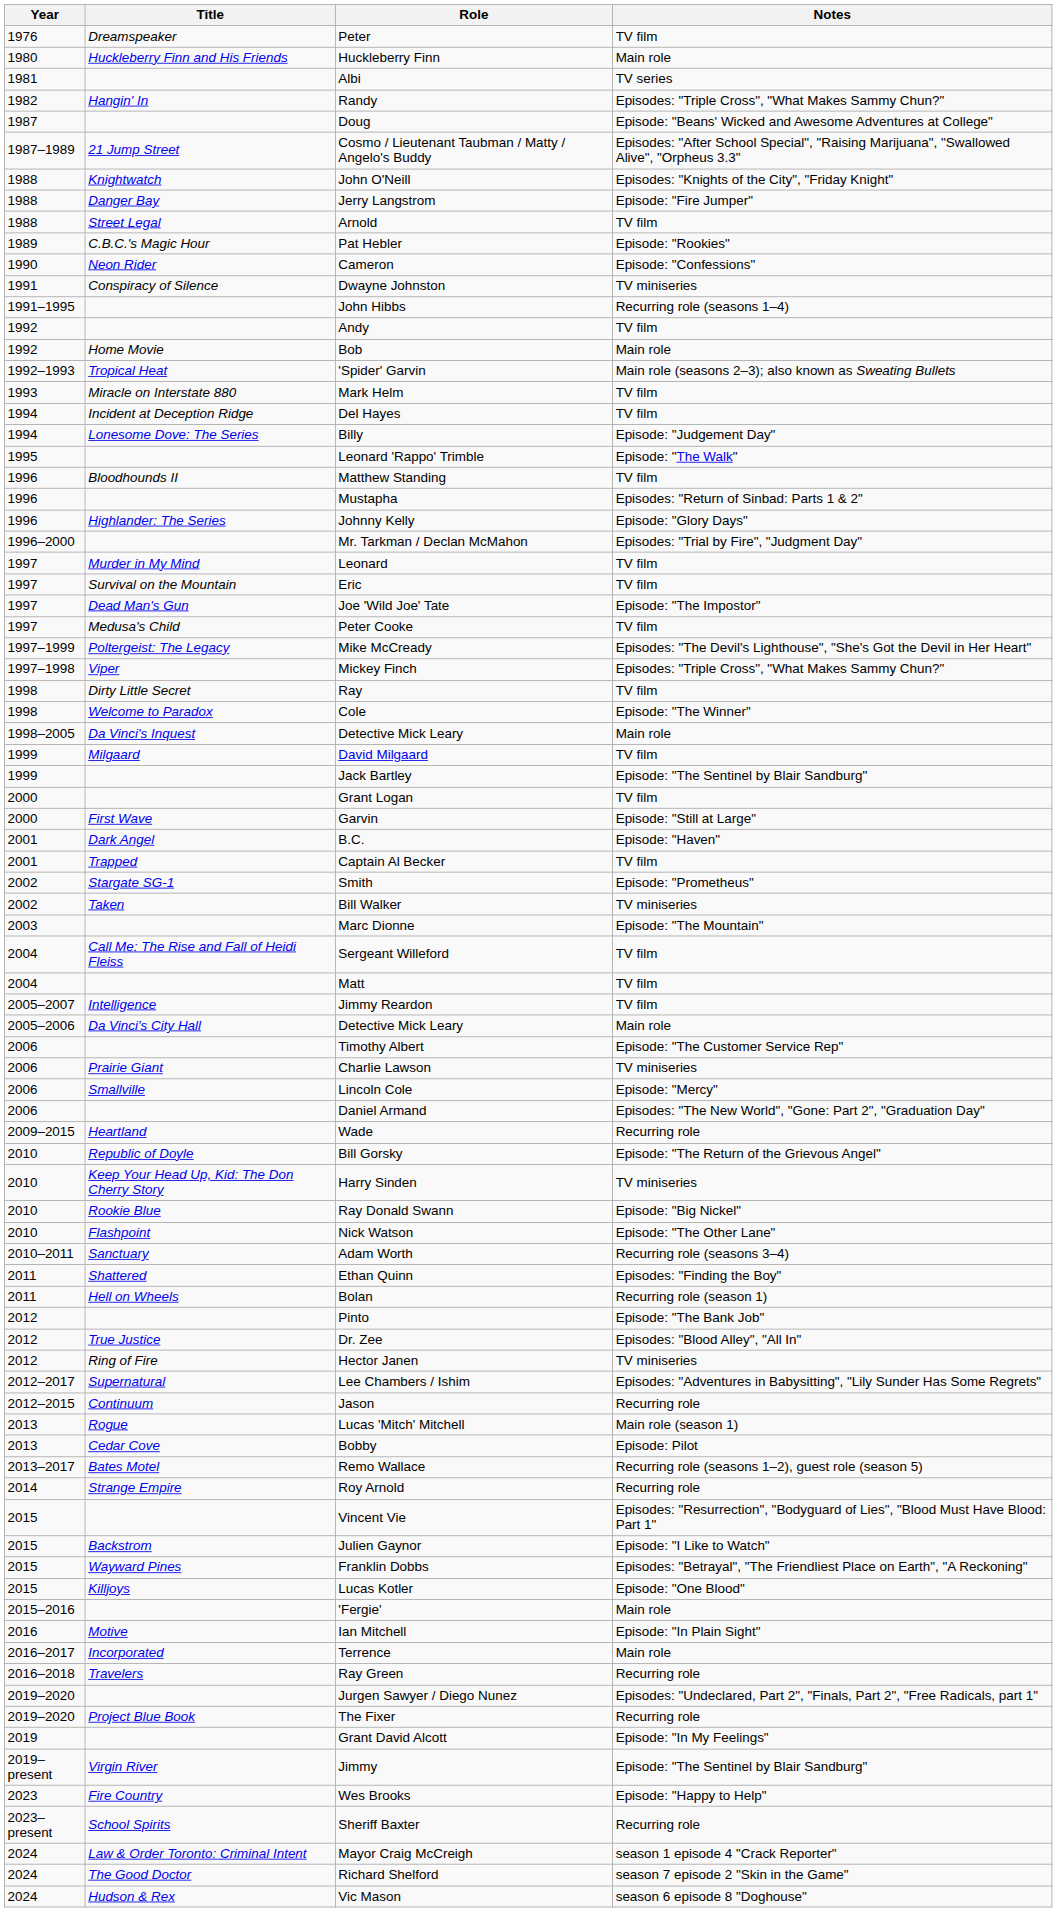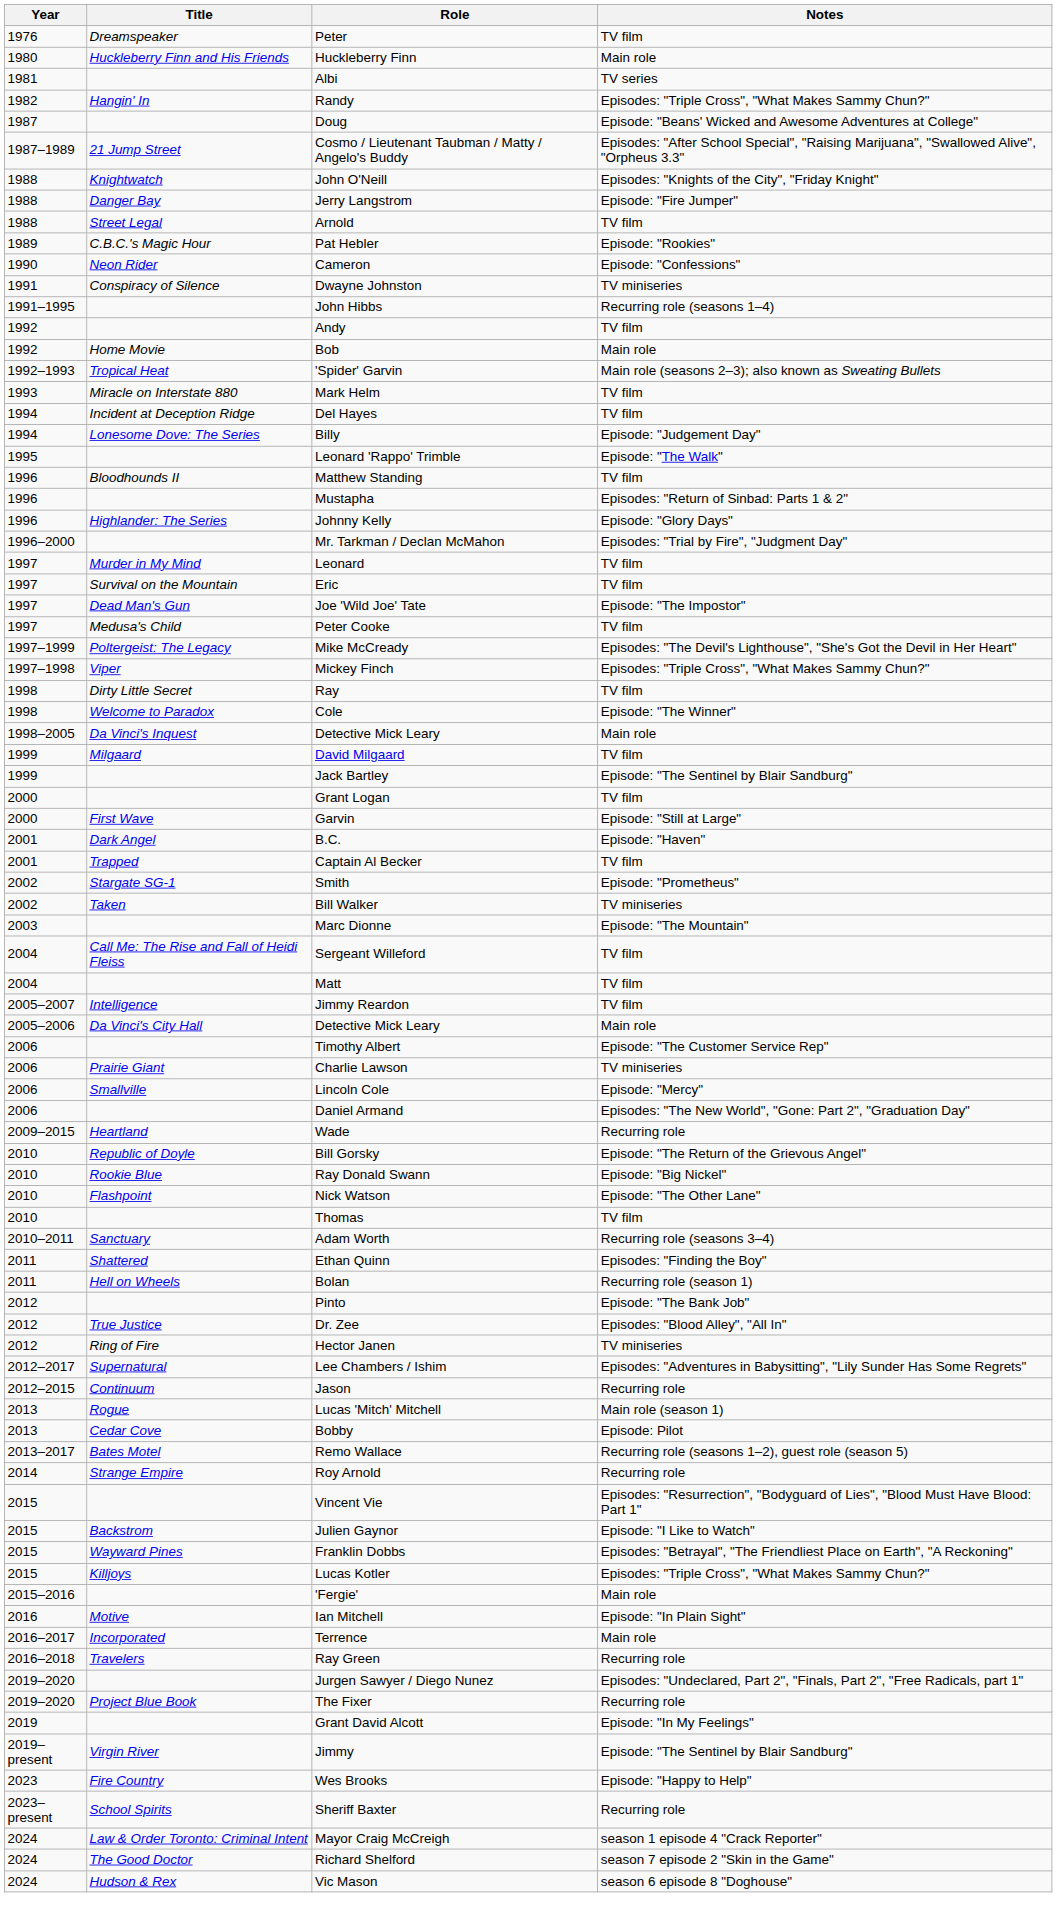- row: (191, 1182)
+ row: (199, 1218)
(680, 1589) Episode: "One Blood" -> (765, 1573) Episodes: "Triple Cross", "What Makes Sammy Chun?"
